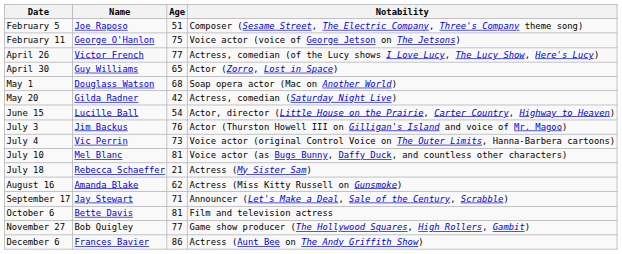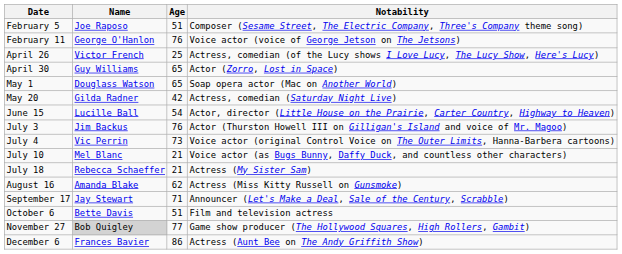(177, 40) 75 -> (177, 40) 76
(177, 55) 77 -> (177, 55) 25
(177, 84) 68 -> (177, 84) 65
(177, 156) 81 -> (177, 156) 21
(177, 213) 81 -> (177, 213) 51
(104, 228) no background -> (104, 228) lightgrey background
